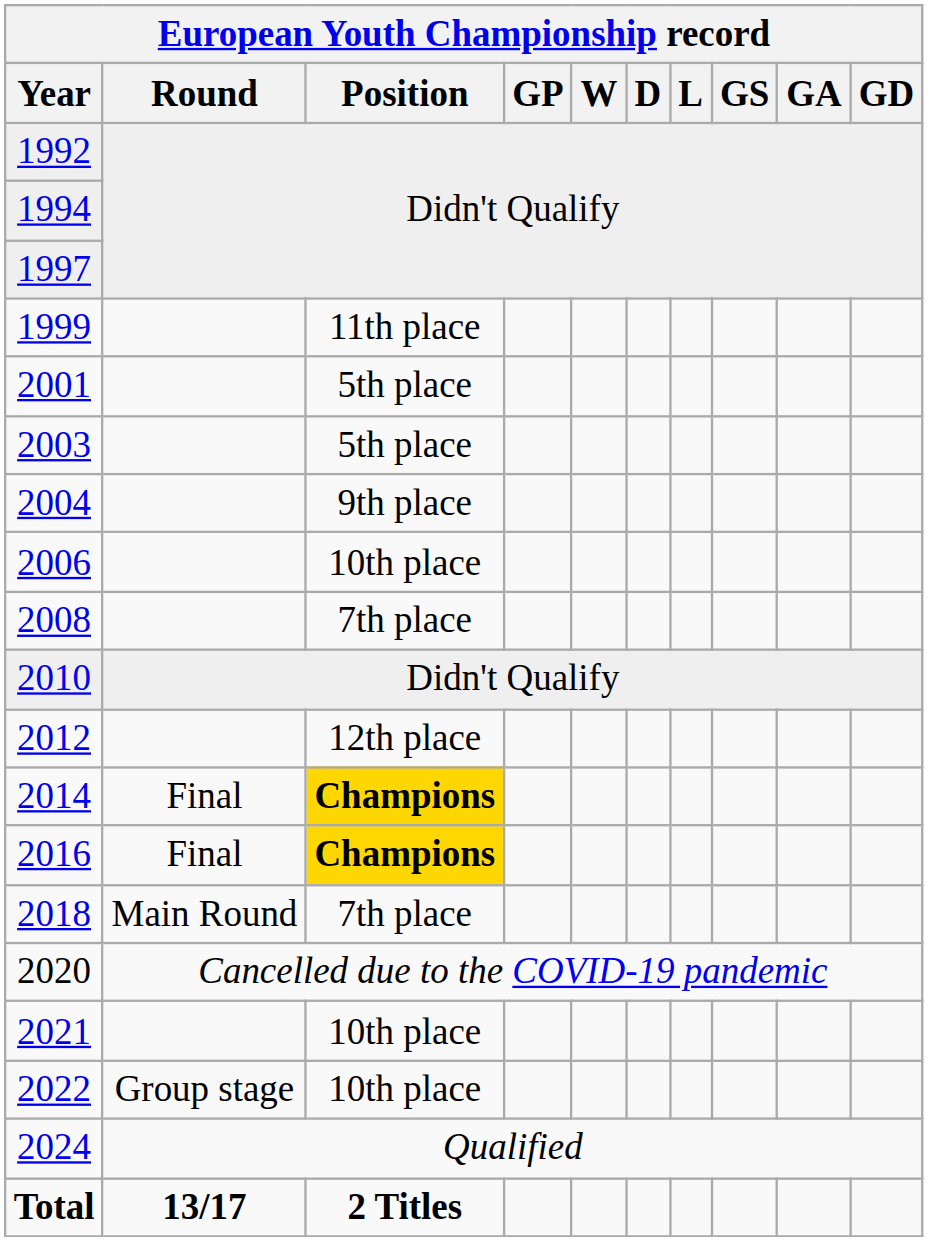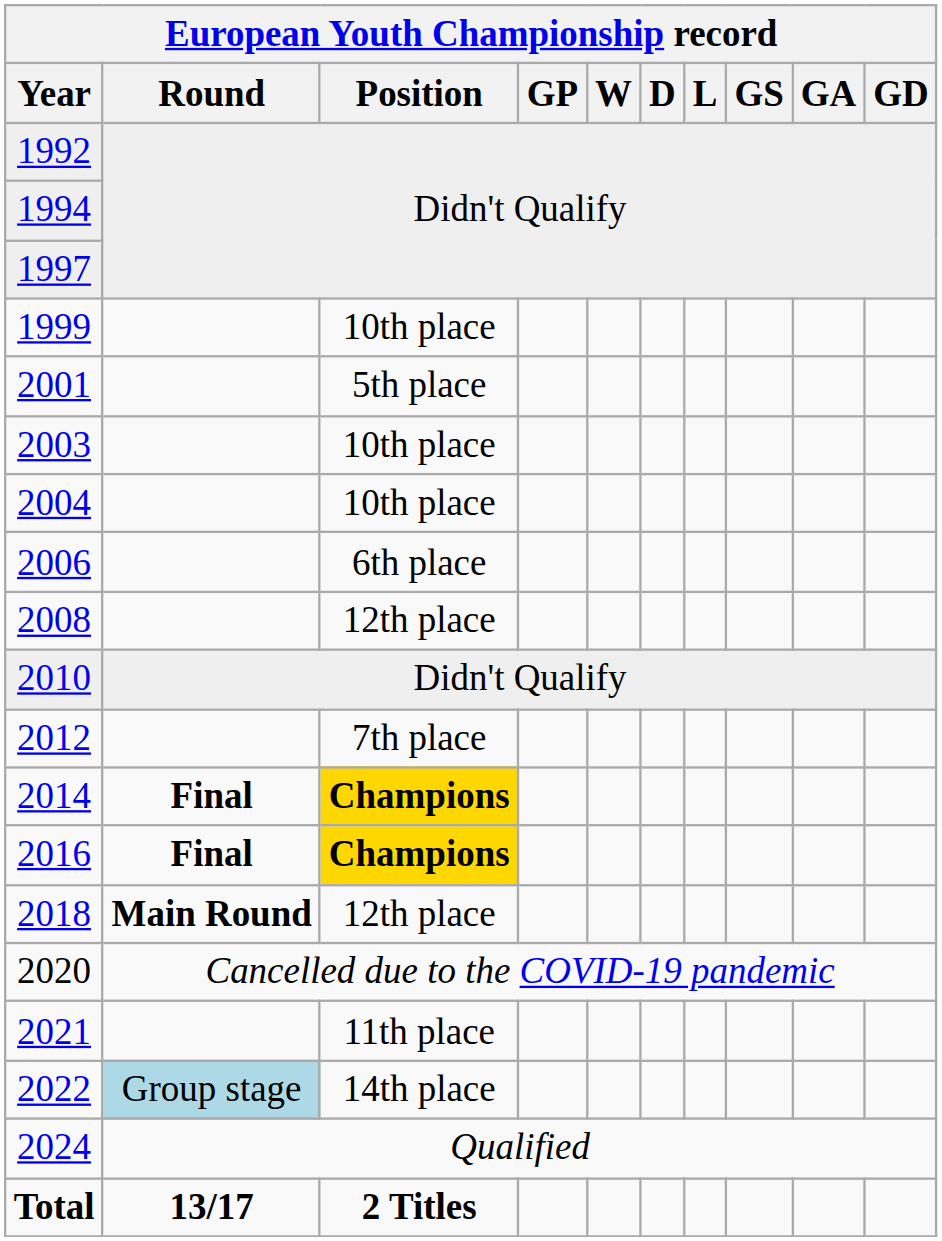(405, 326) 11th place -> (419, 326) 10th place
(405, 444) 5th place -> (419, 444) 10th place
(405, 502) 9th place -> (419, 502) 10th place
(405, 561) 10th place -> (419, 561) 6th place
(405, 619) 7th place -> (419, 619) 12th place
(405, 737) 12th place -> (419, 737) 7th place
(204, 795) normal -> (212, 795) bold
(204, 854) normal -> (212, 854) bold
(204, 913) normal -> (212, 913) bold
(405, 913) 7th place -> (419, 913) 12th place
(405, 1030) 10th place -> (419, 1030) 11th place
(204, 1088) no background -> (212, 1088) lightblue background
(405, 1088) 10th place -> (419, 1088) 14th place
